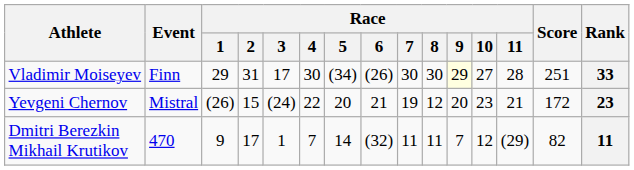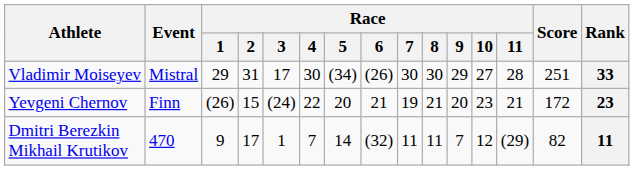(165, 74) Finn -> (174, 74) Mistral
(459, 74) lightyellow background -> (459, 74) no background
(174, 102) Mistral -> (165, 102) Finn
(434, 102) 12 -> (434, 102) 21
